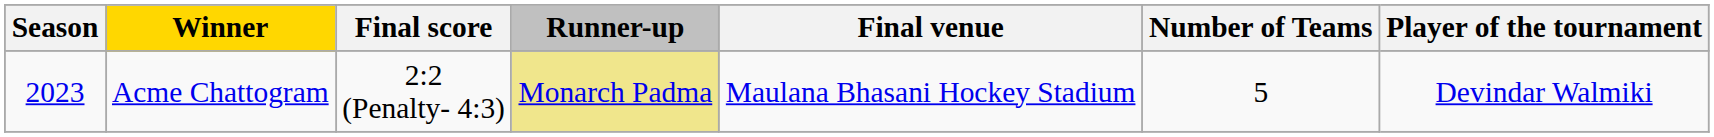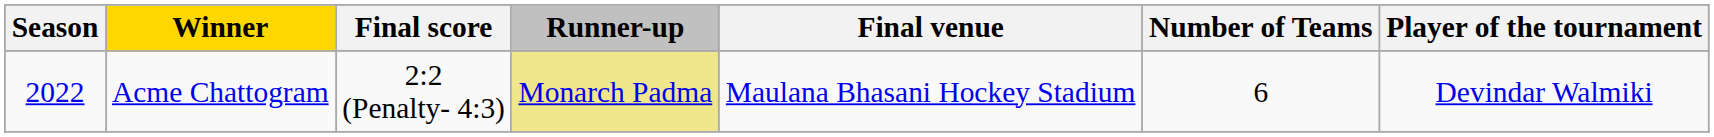(55, 91) 2023 -> (55, 91) 2022
(1261, 91) 5 -> (1261, 91) 6
